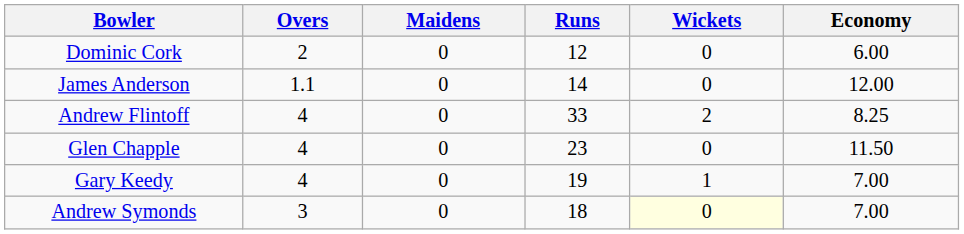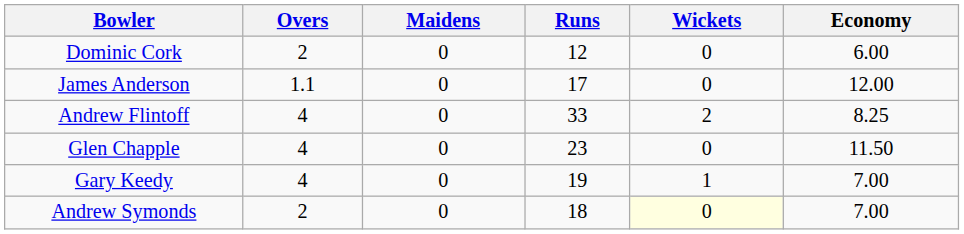(577, 84) 14 -> (577, 84) 17
(303, 212) 3 -> (303, 212) 2
